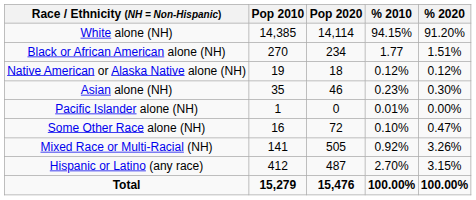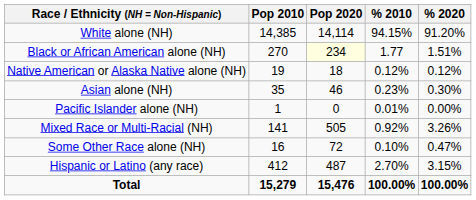(336, 52) no background -> (336, 52) lightyellow background
rows swapped: (127, 128) <-> (127, 147)
